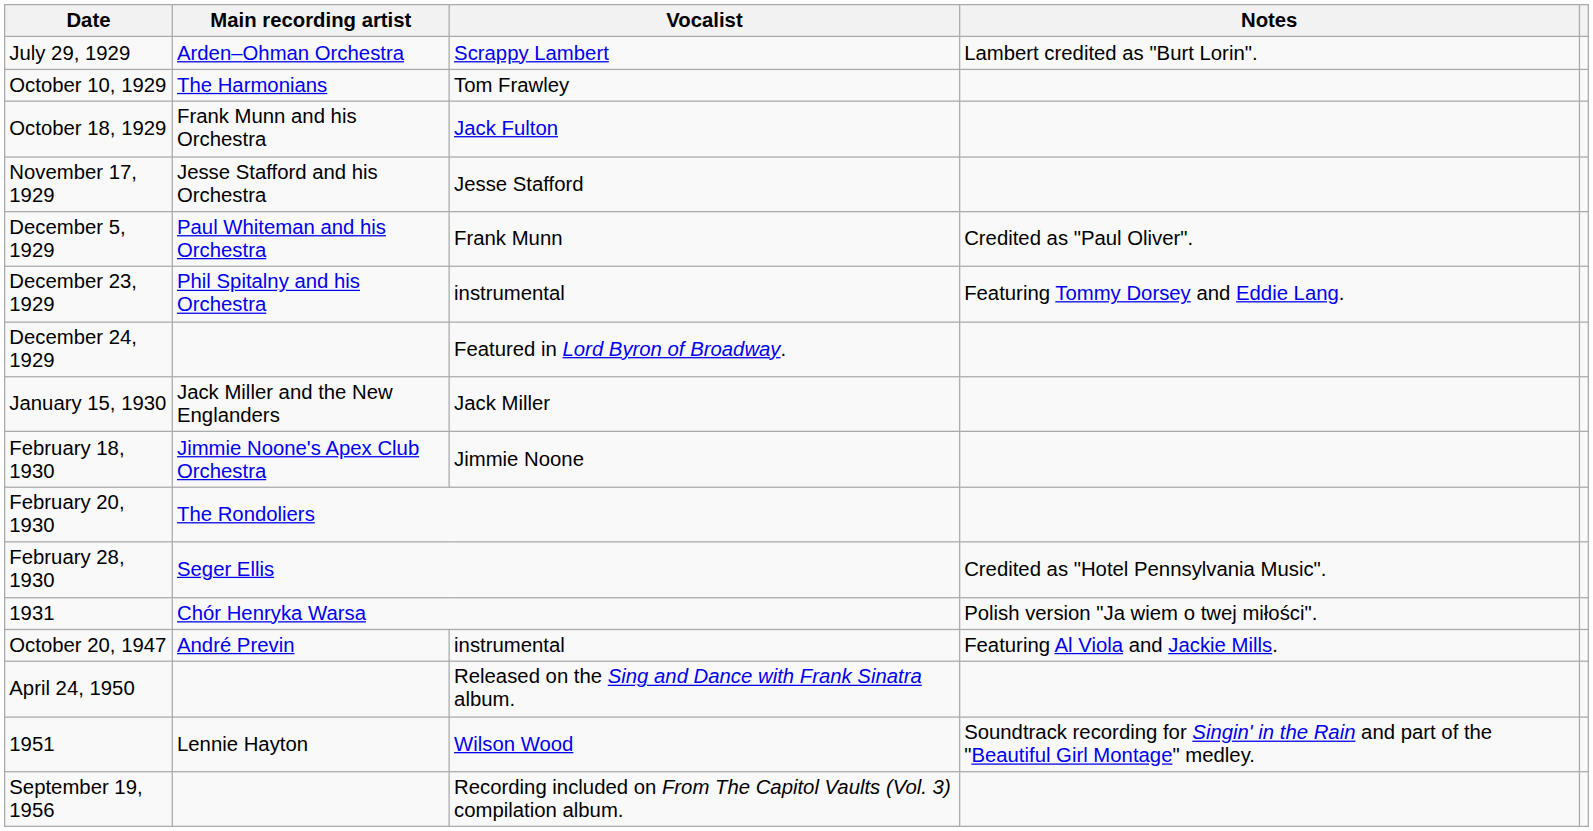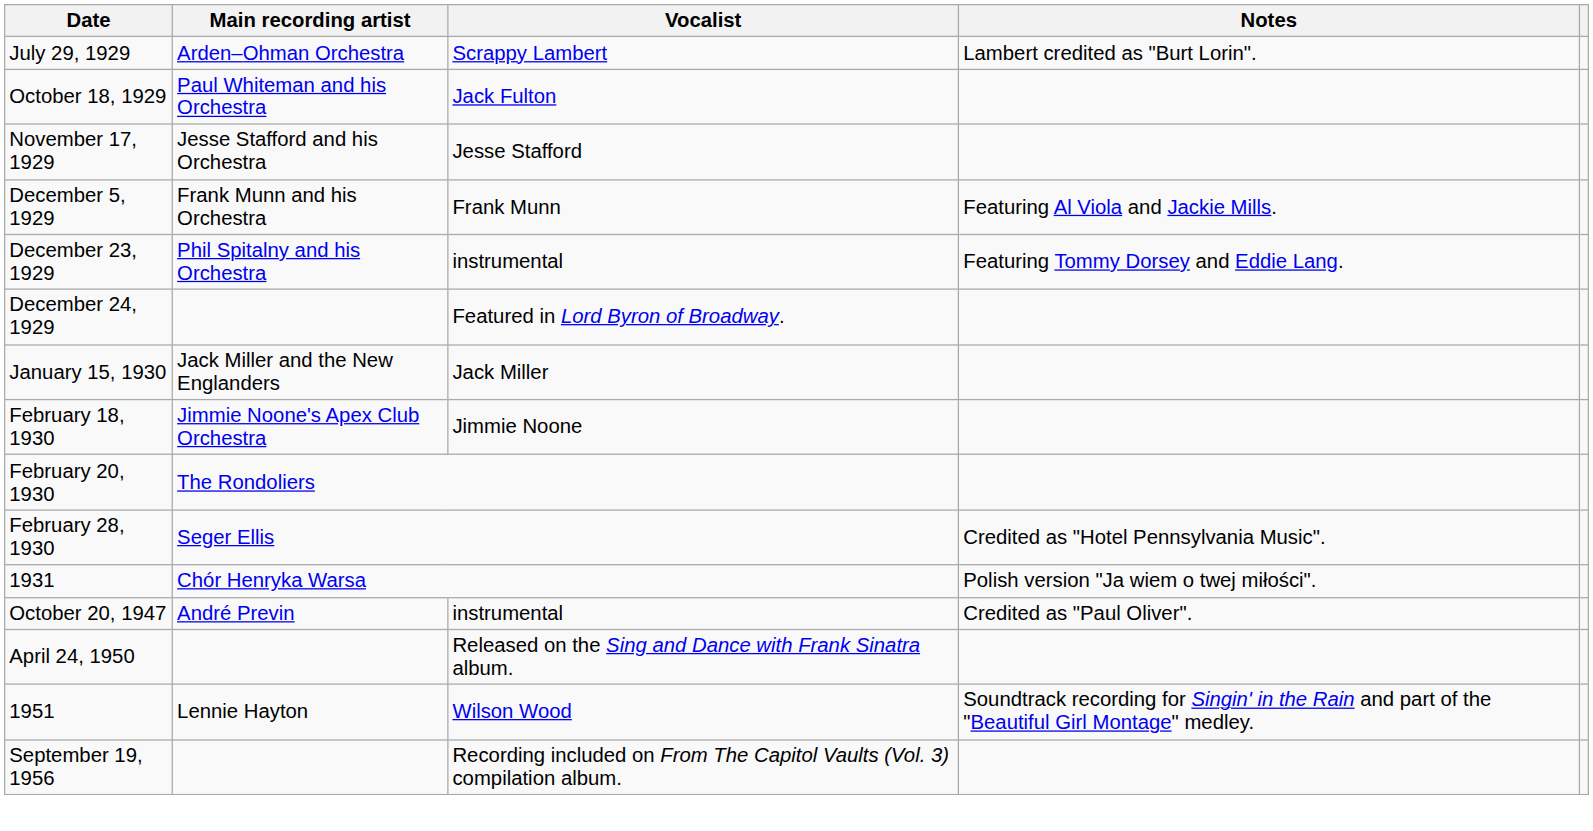- row: (88, 85)
(267, 128) Frank Munn and his Orchestra -> (282, 96) Paul Whiteman and his Orchestra
(281, 238) Paul Whiteman and his Orchestra -> (267, 206) Frank Munn and his Orchestra
(1079, 238) Credited as "Paul Oliver". -> (1120, 206) Featuring Al Viola and Jackie Mills.
(1121, 645) Featuring Al Viola and Jackie Mills. -> (1078, 613) Credited as "Paul Oliver".
